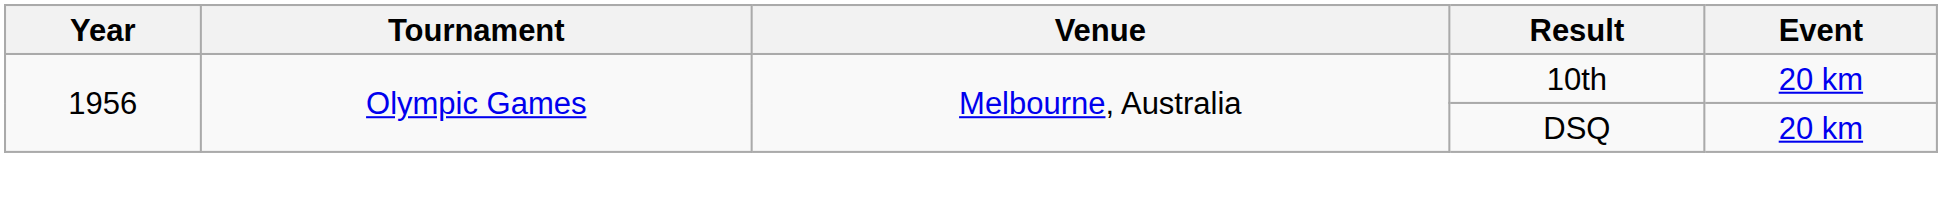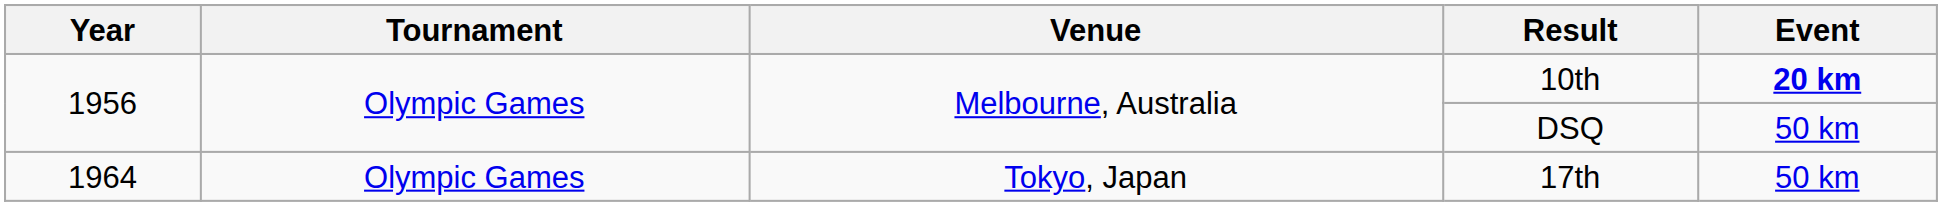(1821, 79) normal -> (1817, 79) bold
(1821, 128) 20 km -> (1817, 128) 50 km
+ row: (1570, 177)
